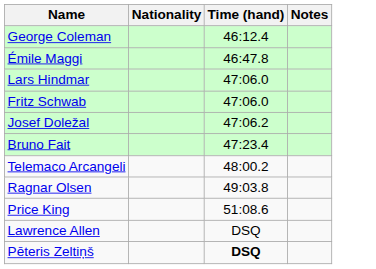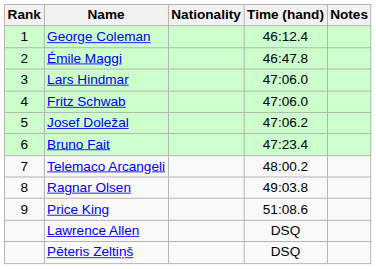+ column: (24, 15)
(246, 252) bold -> (285, 252) normal
